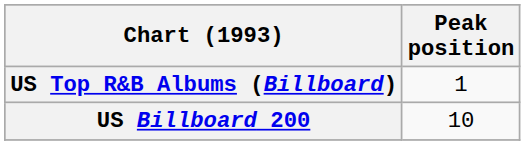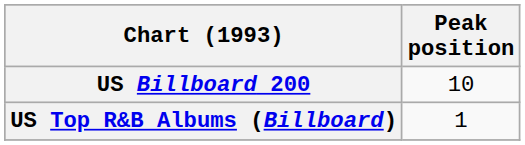rows swapped: (204, 121) <-> (204, 85)
